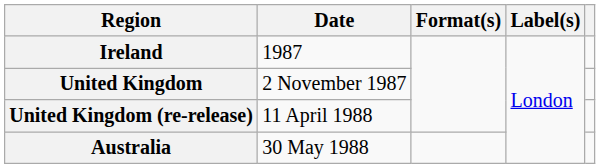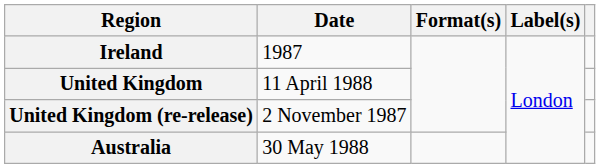(334, 83) 2 November 1987 -> (317, 83) 11 April 1988
(317, 115) 11 April 1988 -> (334, 115) 2 November 1987
